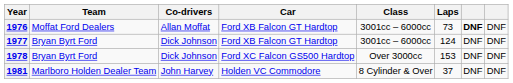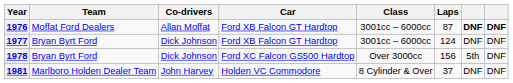(448, 27) 73 -> (448, 27) 87
(496, 27) normal -> (496, 27) bold
(448, 56) 153 -> (448, 56) 156
(473, 56) DNF -> (473, 56) 5th
